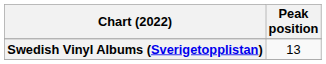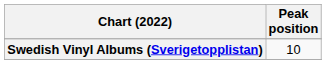(293, 49) 13 -> (293, 49) 10
